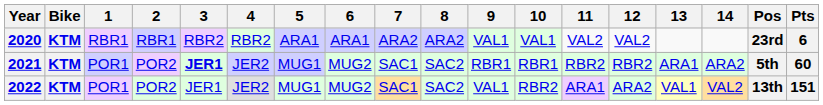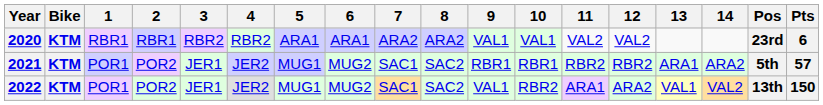(204, 64) bold -> (204, 64) normal
(803, 64) 60 -> (803, 64) 57
(803, 87) 151 -> (803, 87) 150
